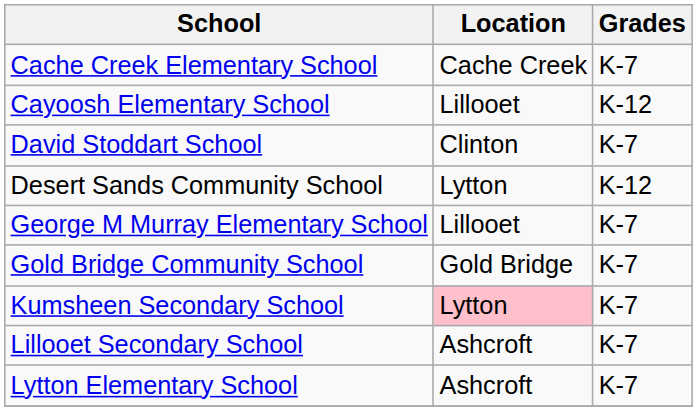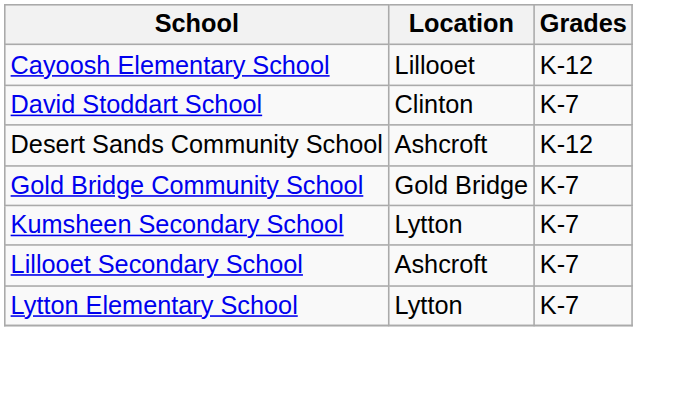- row: (194, 64)
(474, 184) Lytton -> (441, 144) Ashcroft
- row: (219, 225)
(474, 305) pink background -> (429, 225) no background
(486, 385) Ashcroft -> (429, 305) Lytton
